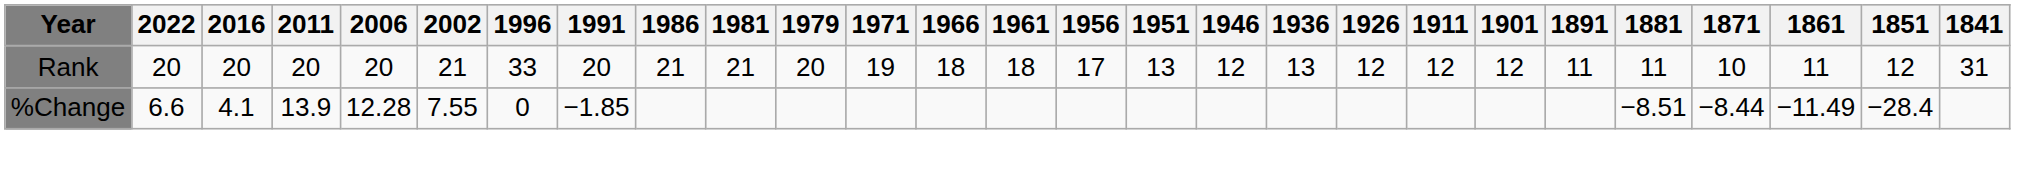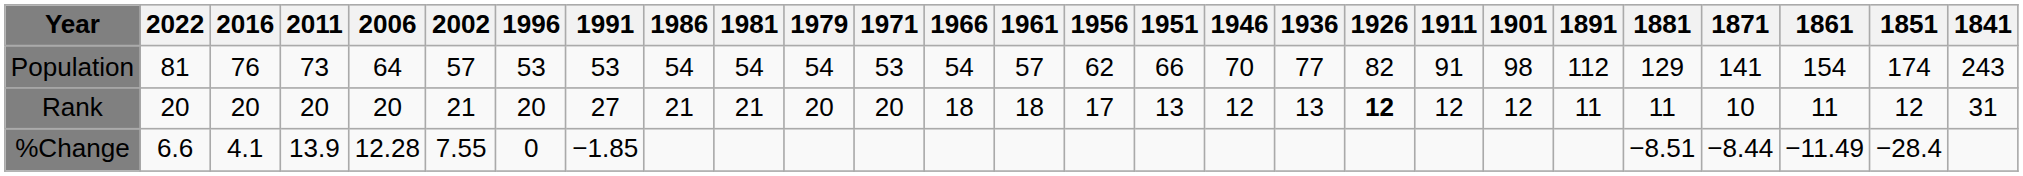+ row: (72, 66)
(522, 66) 33 -> (531, 107) 20
(596, 66) 20 -> (605, 107) 27
(881, 66) 19 -> (889, 107) 20
(1371, 66) normal -> (1380, 107) bold
